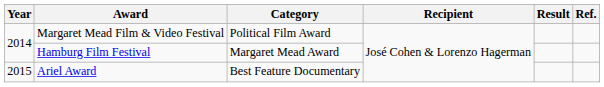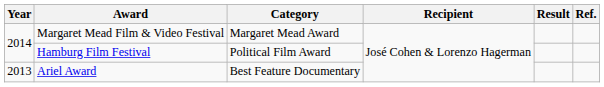(280, 33) Political Film Award -> (284, 33) Margaret Mead Award
(284, 52) Margaret Mead Award -> (280, 52) Political Film Award
(19, 71) 2015 -> (19, 71) 2013
